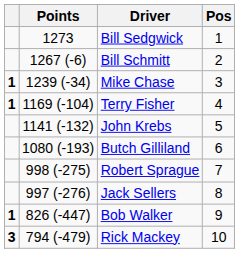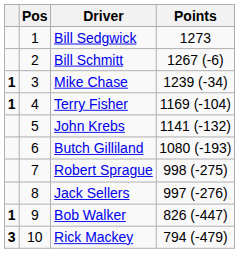columns swapped: (219, 16) <-> (58, 16)
